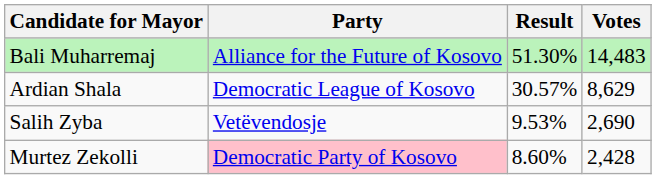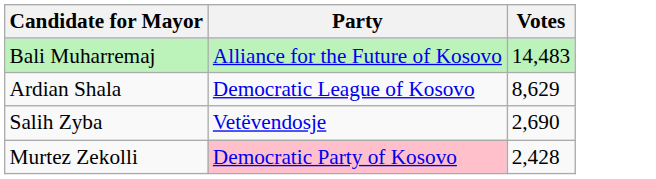- column: (544, 21)
